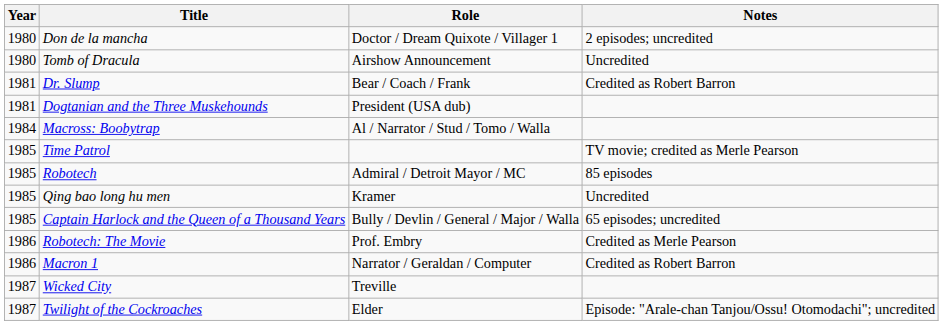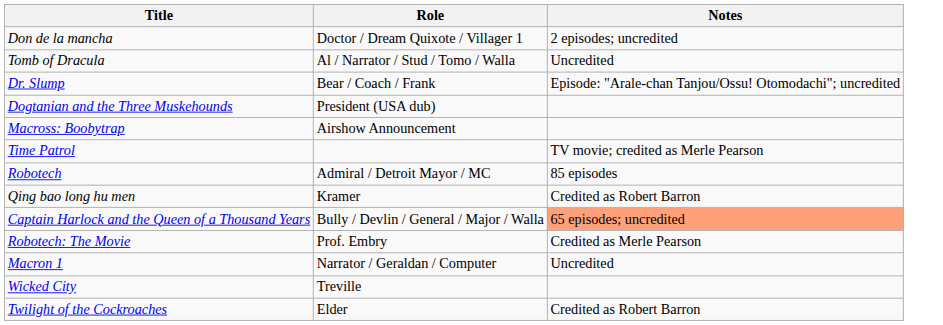- column: (22, 15)
(421, 60) Airshow Announcement -> (416, 60) Al / Narrator / Stud / Tomo / Walla
(660, 83) Credited as Robert Barron -> (725, 83) Episode: "Arale-chan Tanjou/Ossu! Otomodachi"; uncredited
(451, 128) Al / Narrator / Stud / Tomo / Walla -> (386, 128) Airshow Announcement
(617, 196) Uncredited -> (625, 196) Credited as Robert Barron
(653, 219) no background -> (618, 219) lightsalmon background
(660, 264) Credited as Robert Barron -> (582, 264) Uncredited
(760, 309) Episode: "Arale-chan Tanjou/Ossu! Otomodachi"; uncredited -> (625, 309) Credited as Robert Barron
